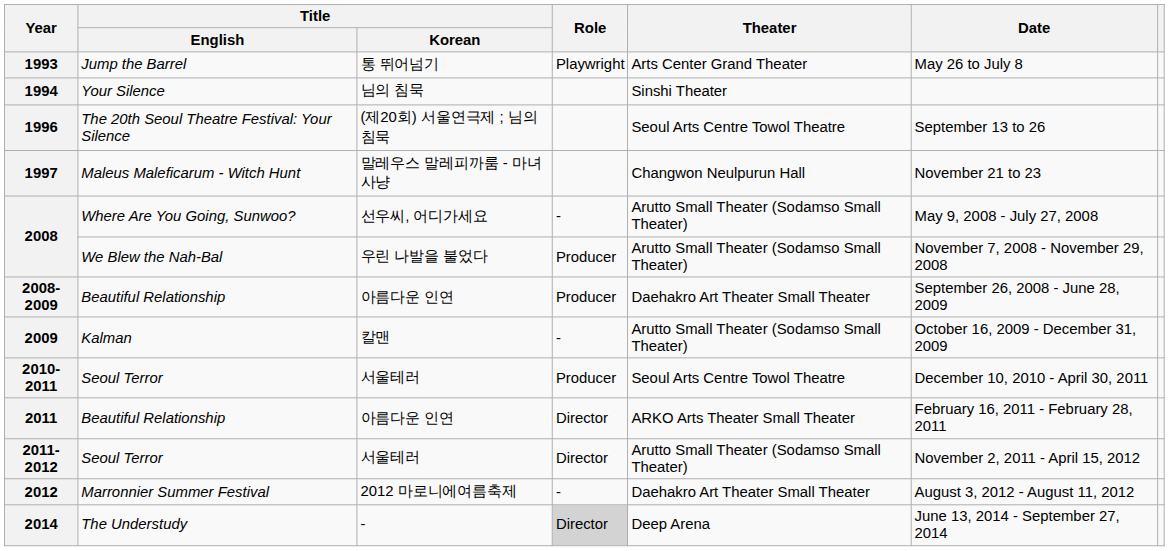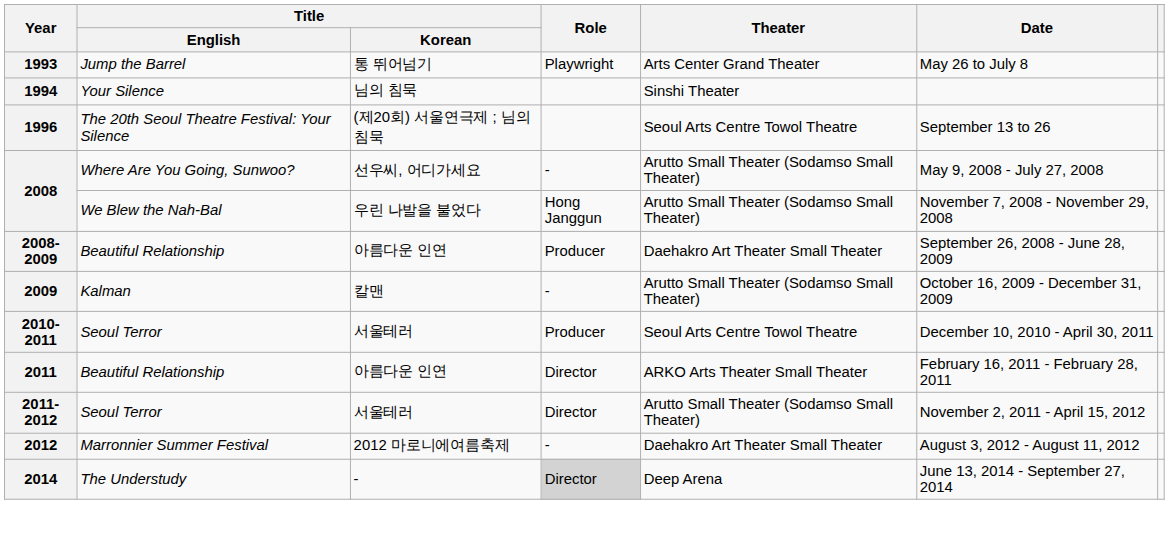- row: (41, 173)
(586, 256) Producer -> (573, 210) Hong Janggun
